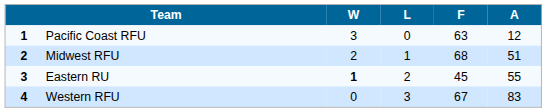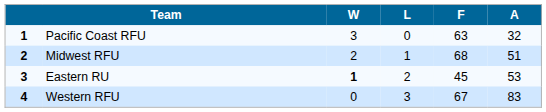(514, 35) 12 -> (514, 35) 32
(514, 76) 55 -> (514, 76) 53
